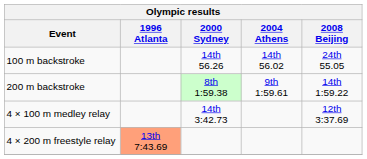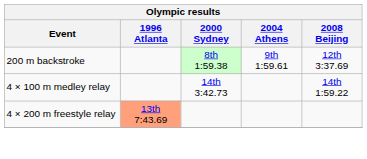- row: (47, 60)
(332, 87) 14th 1:59.22 -> (332, 60) 12th 3:37.69
(332, 114) 12th 3:37.69 -> (332, 87) 14th 1:59.22
